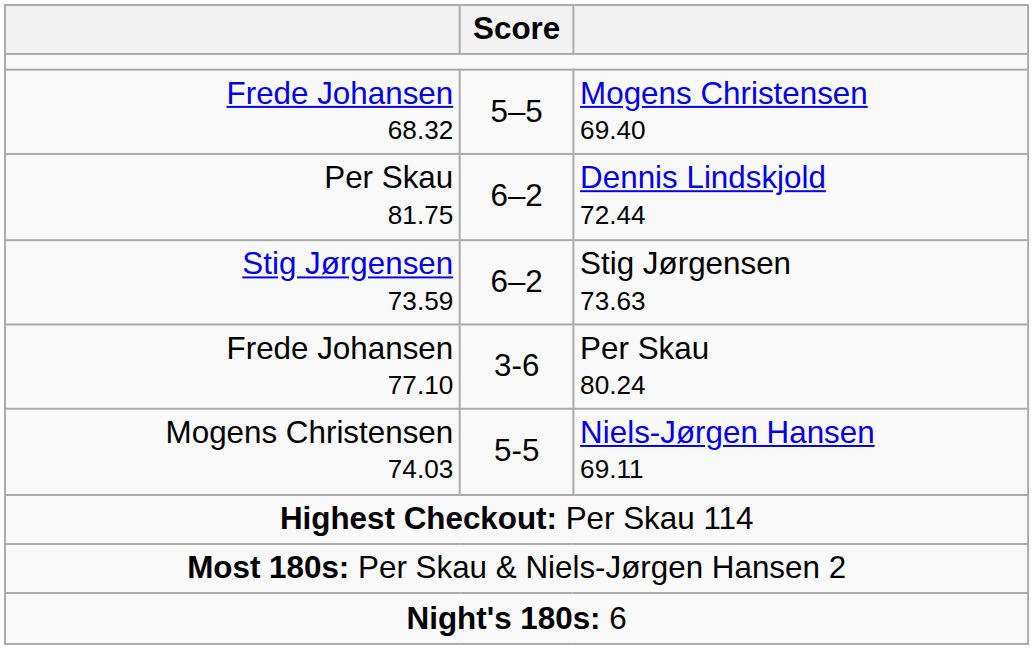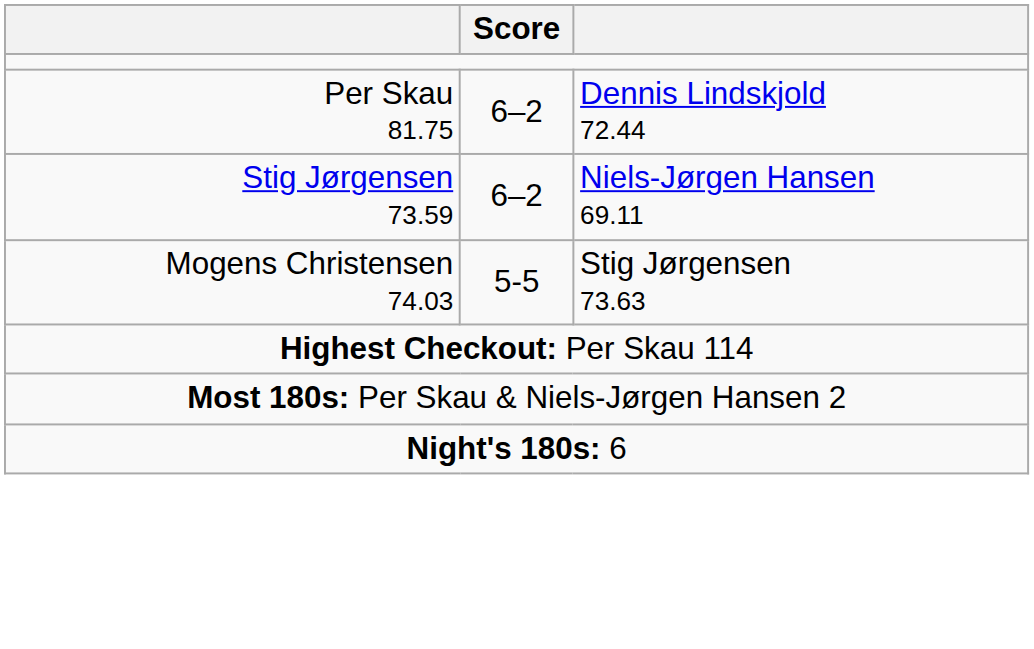- row: (340, 111)
(686, 281) Stig Jørgensen 73.63 -> (727, 196) Niels-Jørgen Hansen 69.11
- row: (340, 366)
(727, 451) Niels-Jørgen Hansen 69.11 -> (686, 281) Stig Jørgensen 73.63
